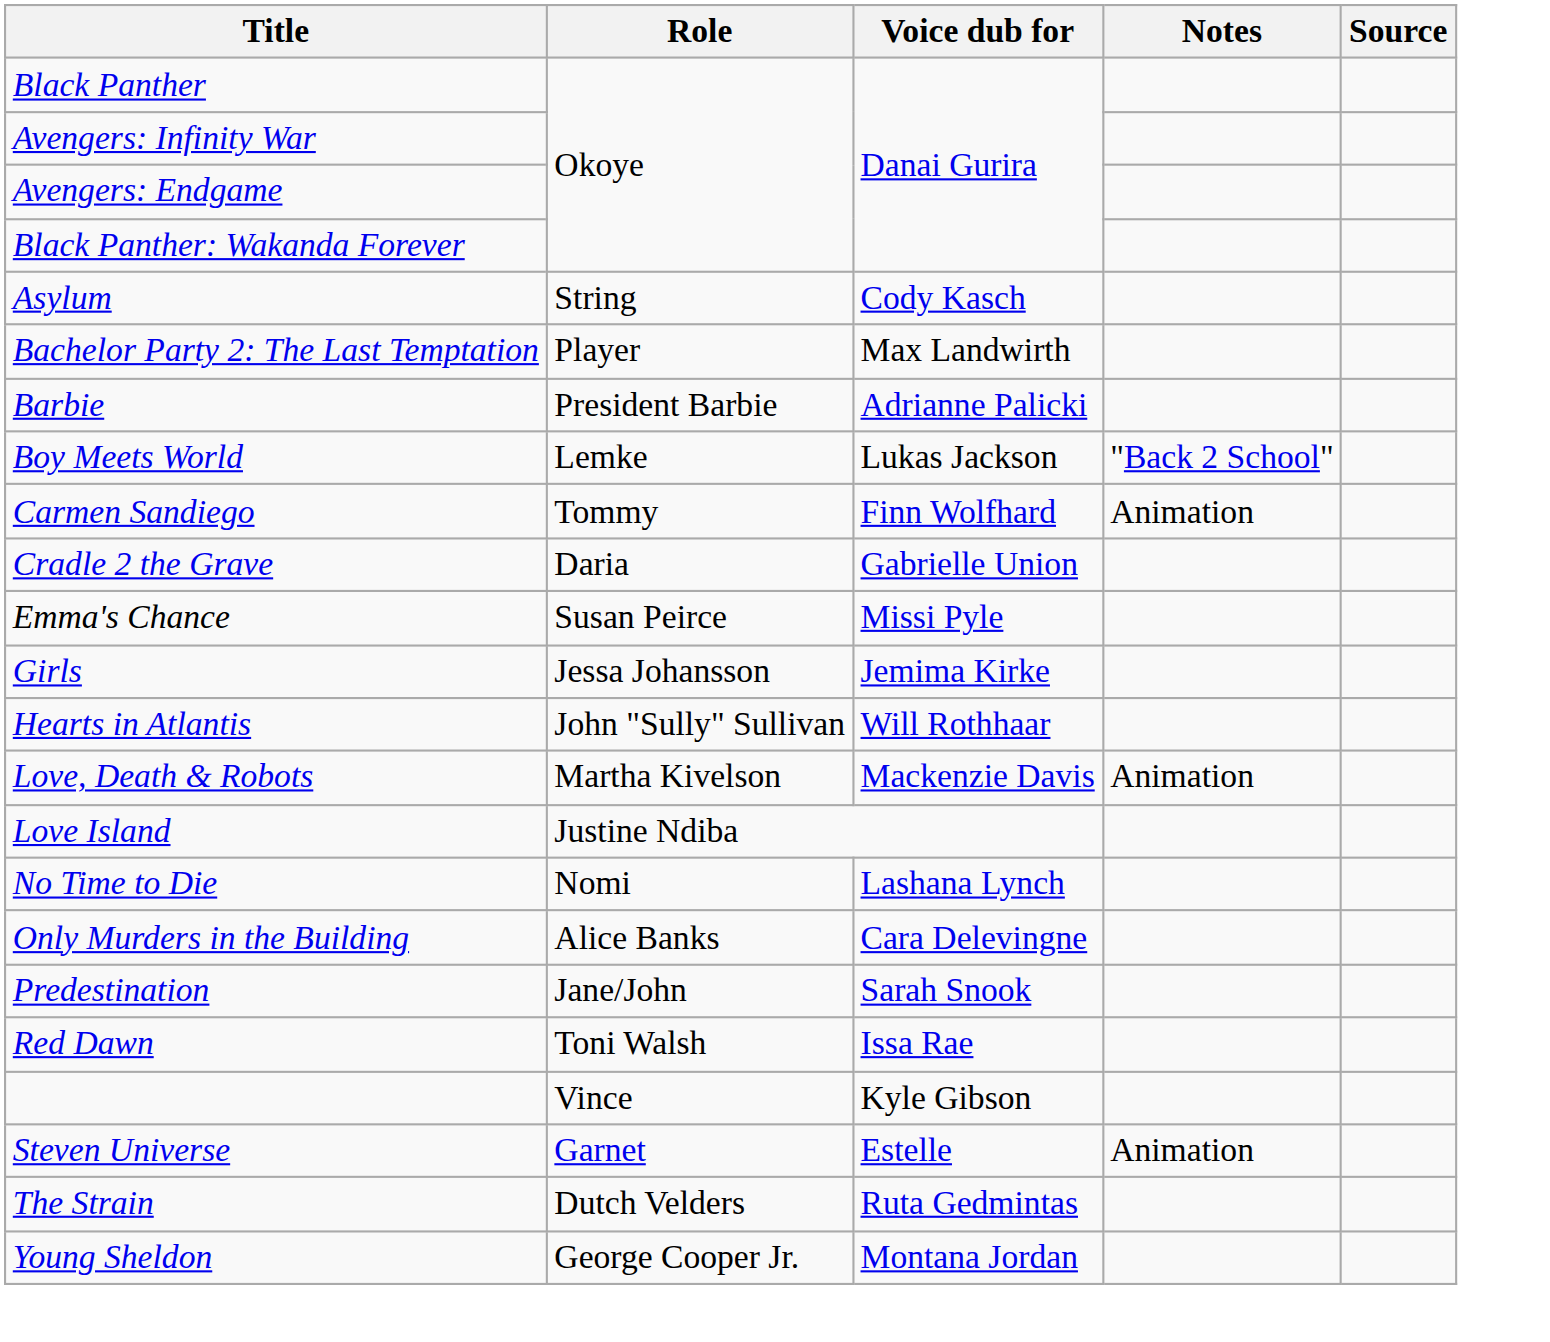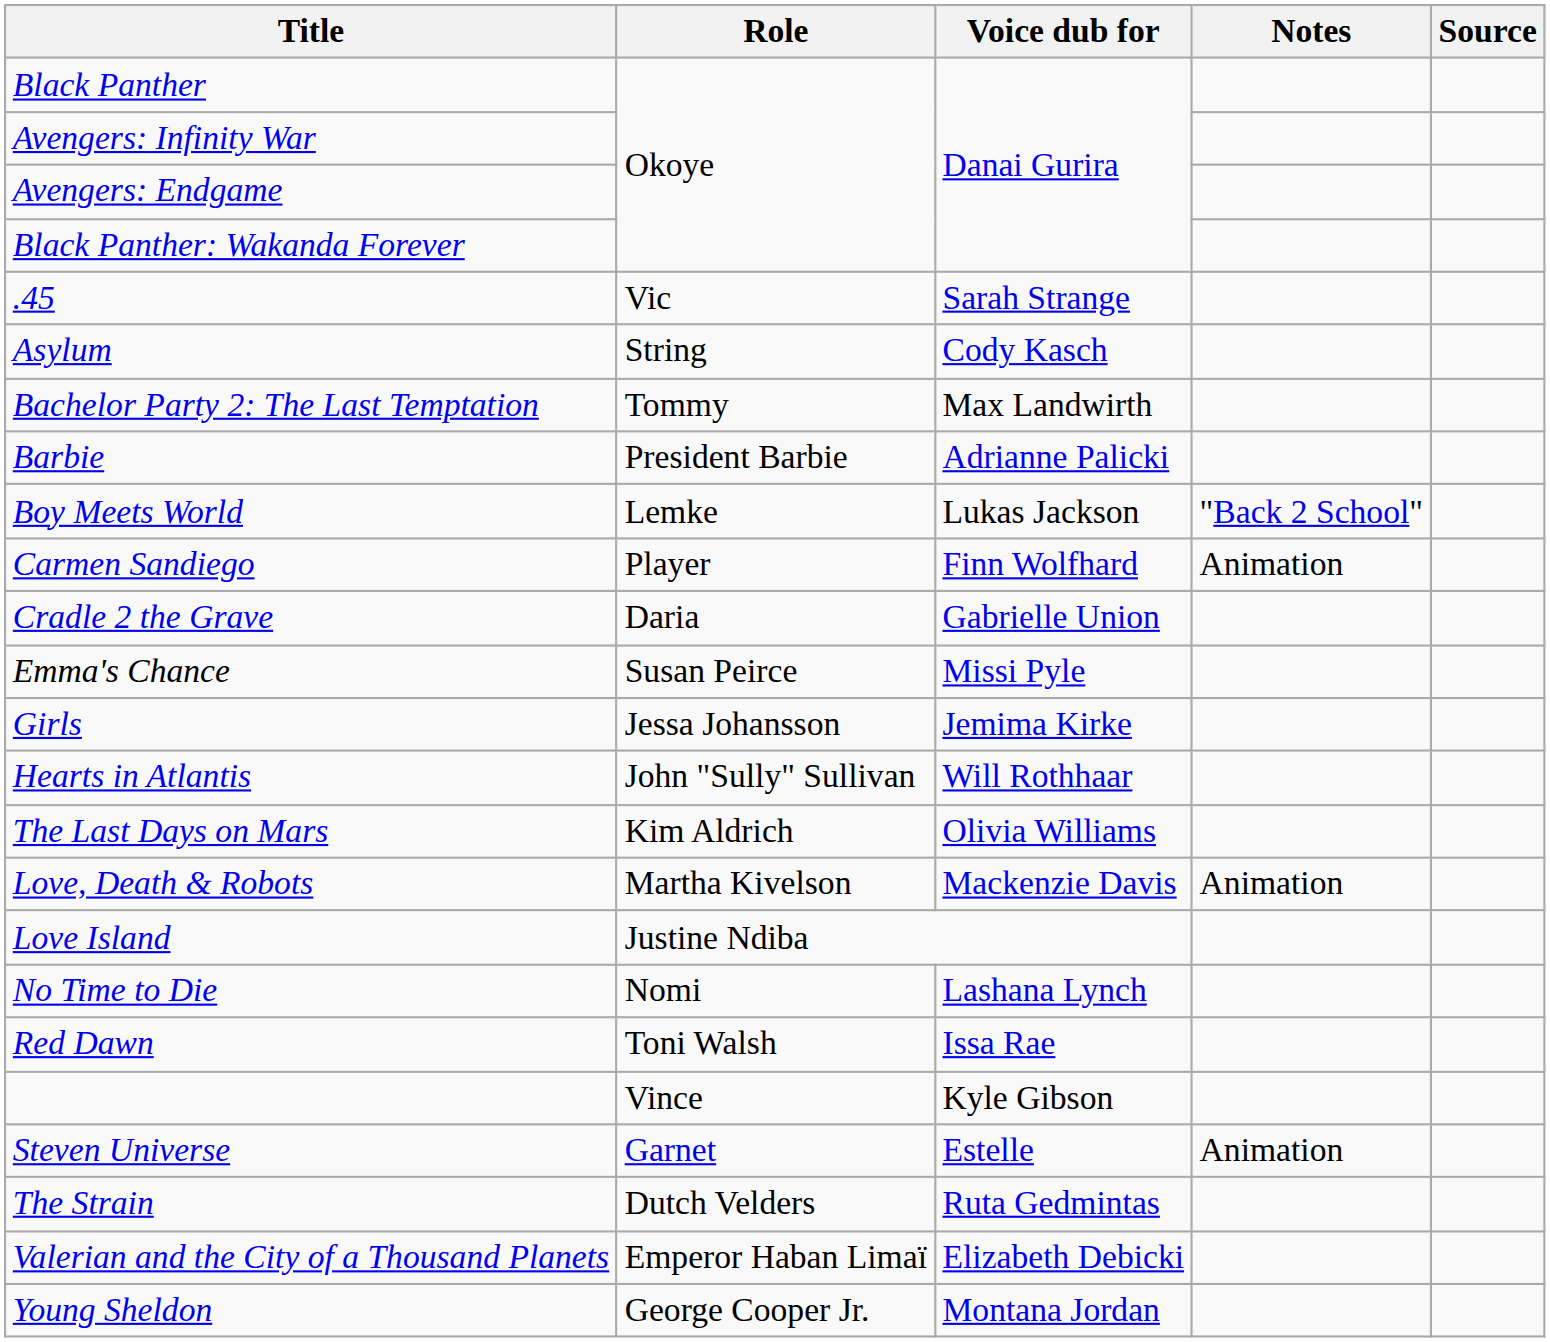+ row: (34, 297)
(597, 350) Player -> (677, 404) Tommy
(606, 510) Tommy -> (668, 564) Player
+ row: (171, 830)
- row: (211, 937)
- row: (111, 990)
+ row: (311, 1256)
